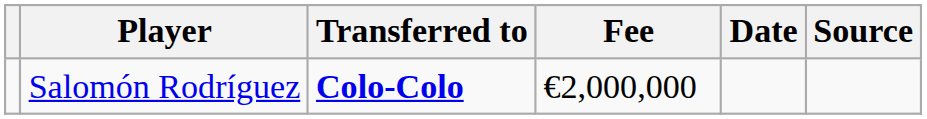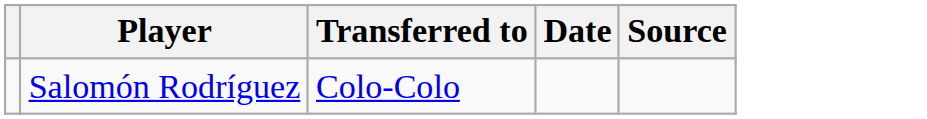- column: (629, 31)
(390, 85) bold -> (388, 85) normal
